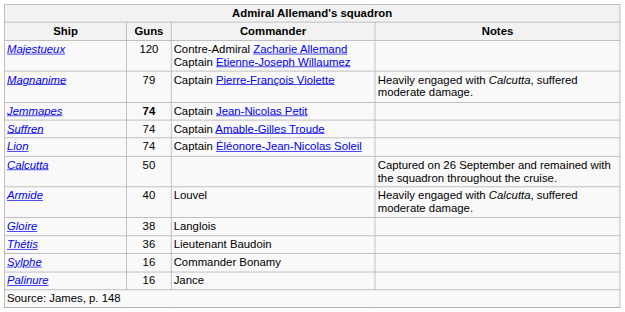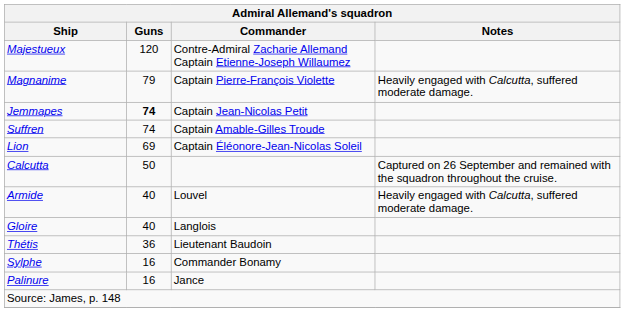(149, 147) 74 -> (149, 147) 69
(149, 226) 38 -> (149, 226) 40
